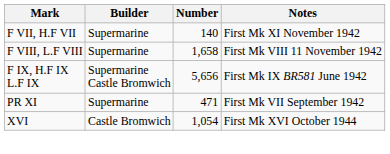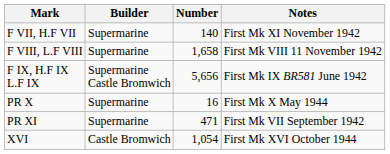+ row: (20, 102)
